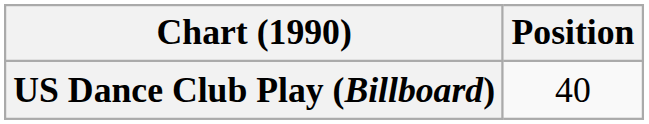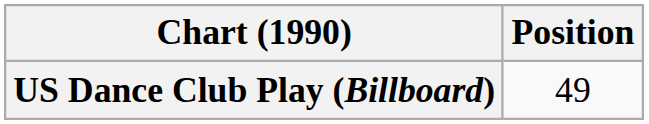(573, 89) 40 -> (573, 89) 49
